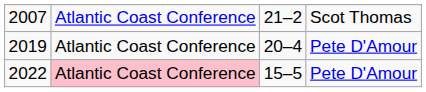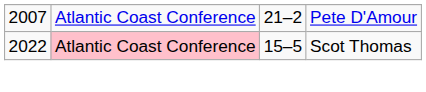(361, 18) Scot Thomas -> (364, 18) Pete D'Amour
- row: (28, 45)
(364, 73) Pete D'Amour -> (361, 45) Scot Thomas
